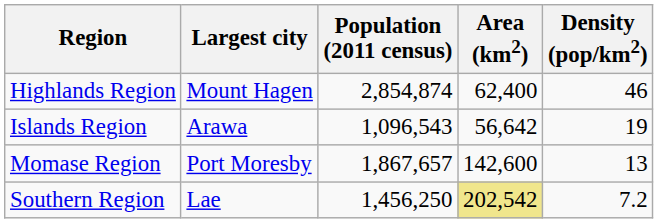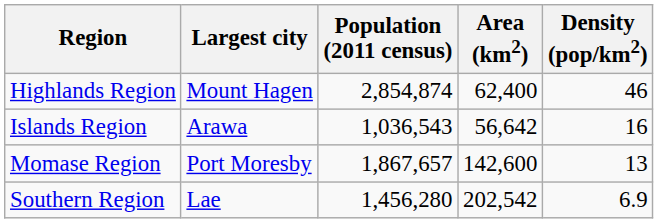(407, 127) 1,096,543 -> (407, 127) 1,036,543
(636, 127) 19 -> (636, 127) 16
(407, 199) 1,456,250 -> (407, 199) 1,456,280
(500, 199) khaki background -> (500, 199) no background
(633, 199) 7.2 -> (633, 199) 6.9
